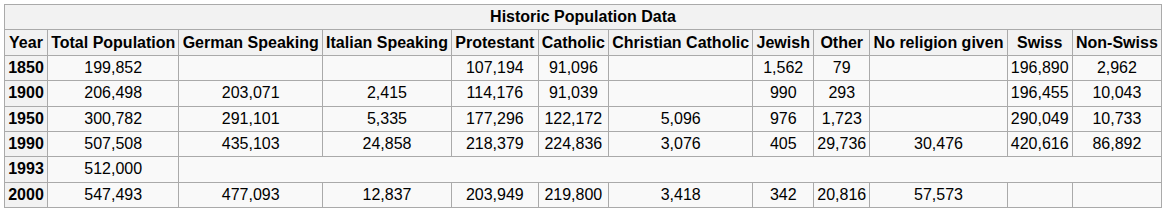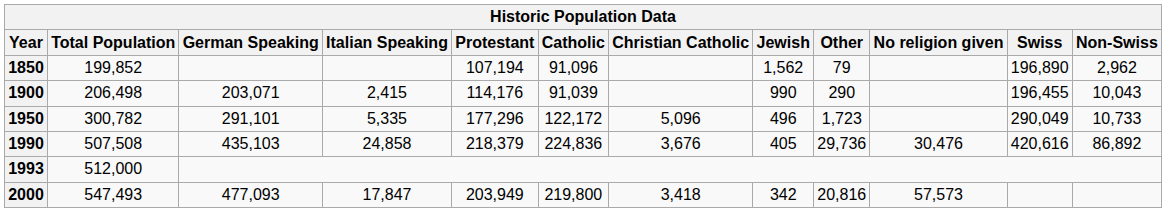(842, 93) 293 -> (842, 93) 290
(783, 118) 976 -> (783, 118) 496
(681, 144) 3,076 -> (681, 144) 3,676
(387, 194) 12,837 -> (387, 194) 17,847
